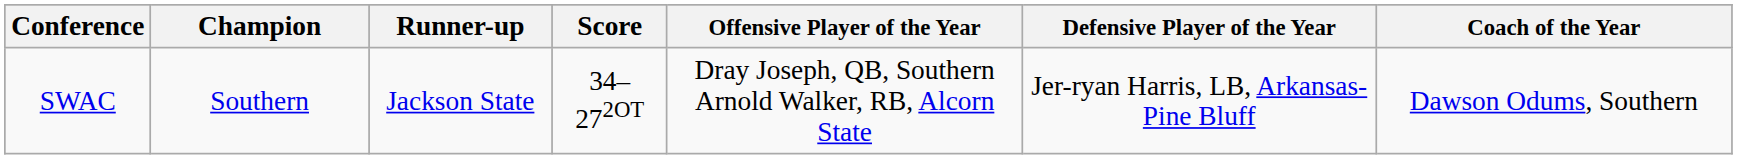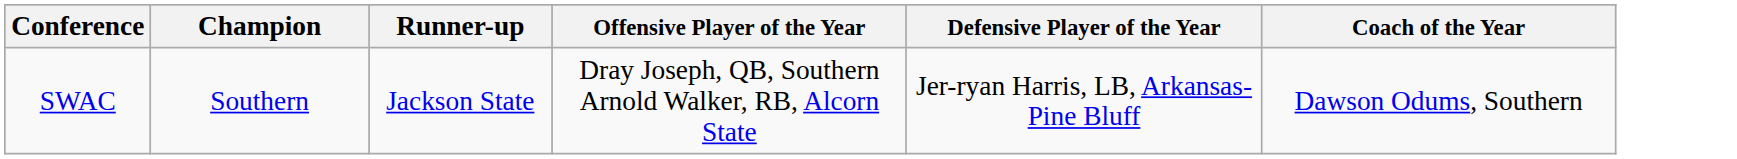- column: (610, 26)
